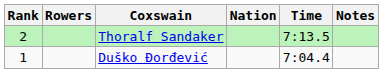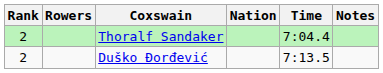(306, 36) 7:13.5 -> (306, 36) 7:04.4
(23, 57) 1 -> (23, 57) 2
(306, 57) 7:04.4 -> (306, 57) 7:13.5
